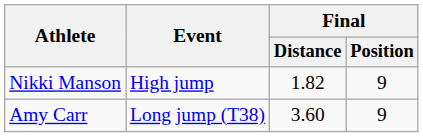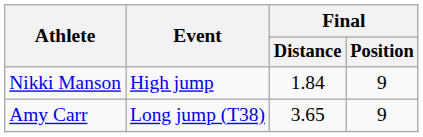(308, 83) 1.82 -> (308, 83) 1.84
(308, 115) 3.60 -> (308, 115) 3.65
